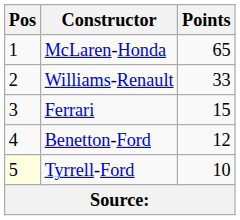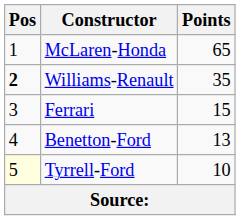(13, 79) normal -> (13, 79) bold
(222, 79) 33 -> (222, 79) 35
(222, 140) 12 -> (222, 140) 13
